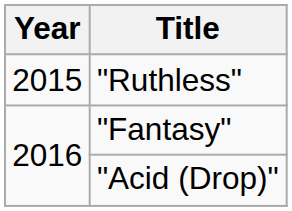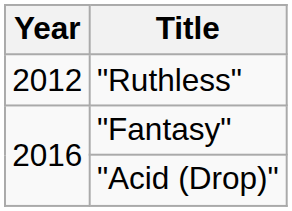(47, 79) 2015 -> (47, 79) 2012
